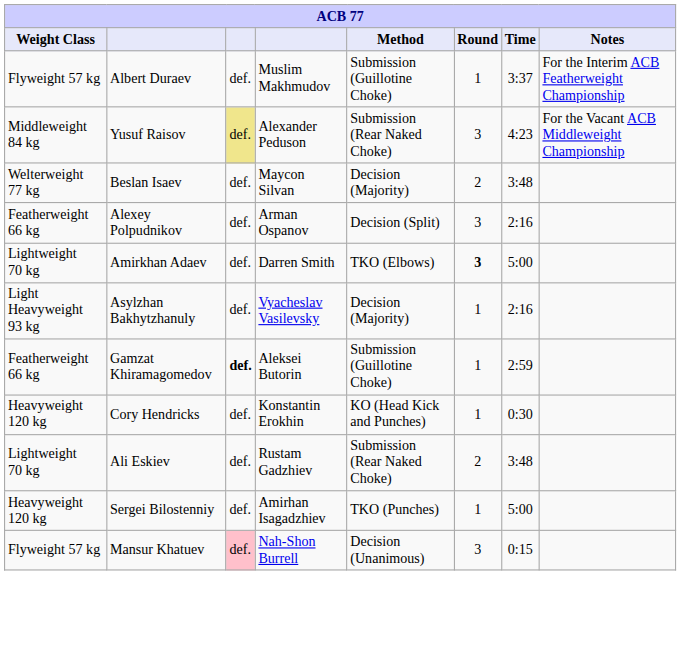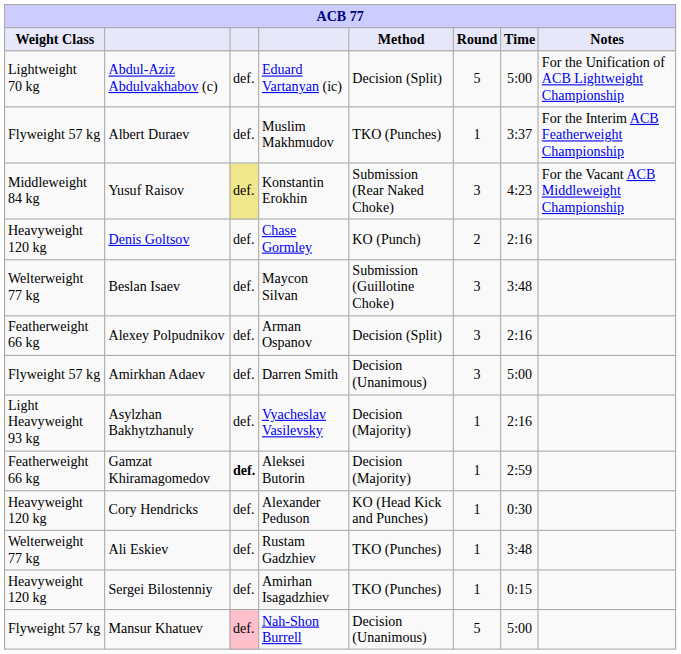+ row: (163, 78)
(383, 78) Submission (Guillotine Choke) -> (397, 135) TKO (Punches)
(288, 135) Alexander Peduson -> (293, 191) Konstantin Erokhin
+ row: (149, 239)
(380, 182) Decision (Majority) -> (385, 287) Submission (Guillotine Choke)
(478, 182) 2 -> (477, 287) 3
(42, 262) Lightweight 70 kg -> (54, 374) Flyweight 57 kg
(392, 262) TKO (Elbows) -> (390, 374) Decision (Unanimous)
(478, 262) bold -> (477, 374) normal
(383, 366) Submission (Guillotine Choke) -> (382, 470) Decision (Majority)
(289, 414) Konstantin Erokhin -> (291, 510) Alexander Peduson
(42, 462) Lightweight 70 kg -> (46, 550) Welterweight 77 kg
(386, 462) Submission (Rear Naked Choke) -> (397, 550) TKO (Punches)
(478, 462) 2 -> (477, 550) 1
(520, 510) 5:00 -> (520, 589) 0:15
(478, 550) 3 -> (477, 629) 5
(520, 550) 0:15 -> (520, 629) 5:00
